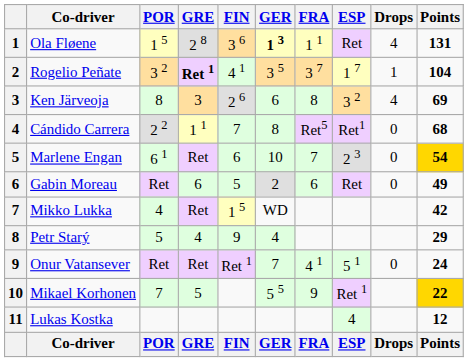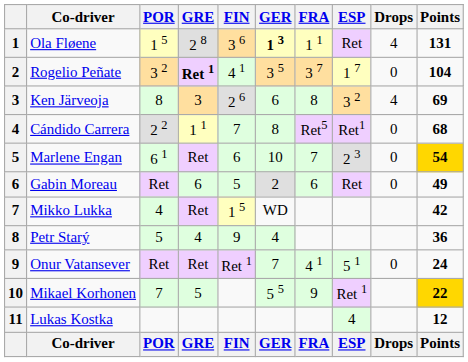(394, 71) 1 -> (394, 71) 0
(440, 237) 29 -> (440, 237) 36
